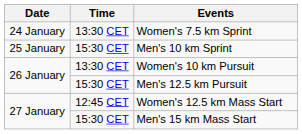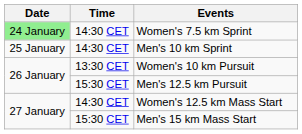(37, 31) no background -> (37, 31) lightgreen background
(102, 31) 13:30 CET -> (102, 31) 14:30 CET
(102, 48) 15:30 CET -> (102, 48) 14:30 CET
(102, 102) 12:45 CET -> (102, 102) 14:30 CET
